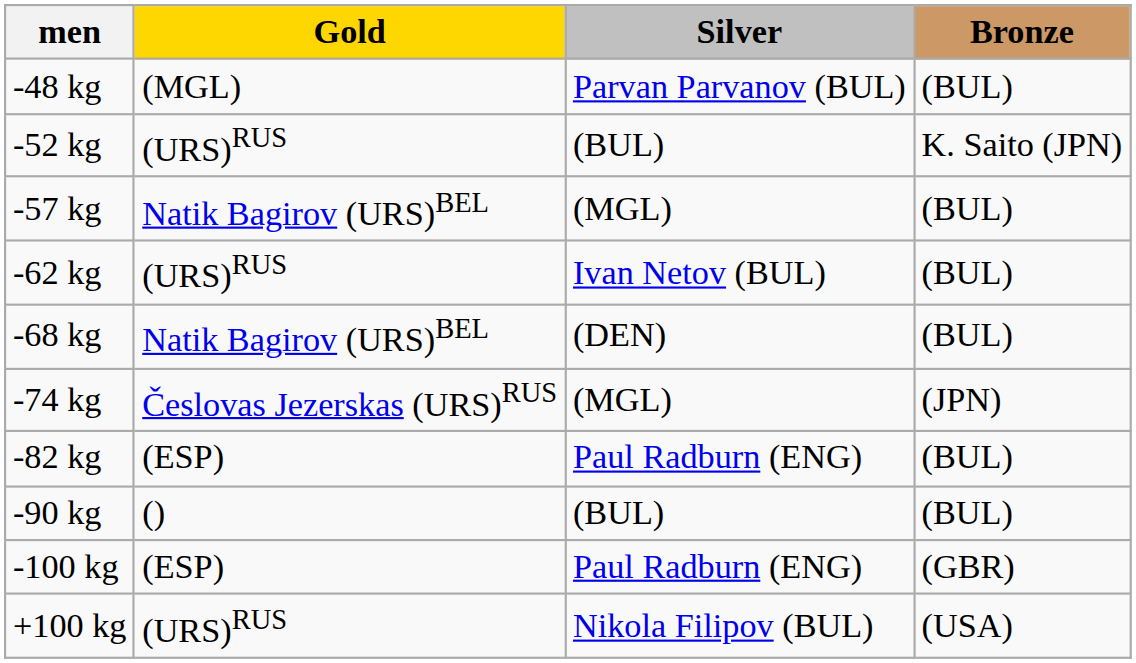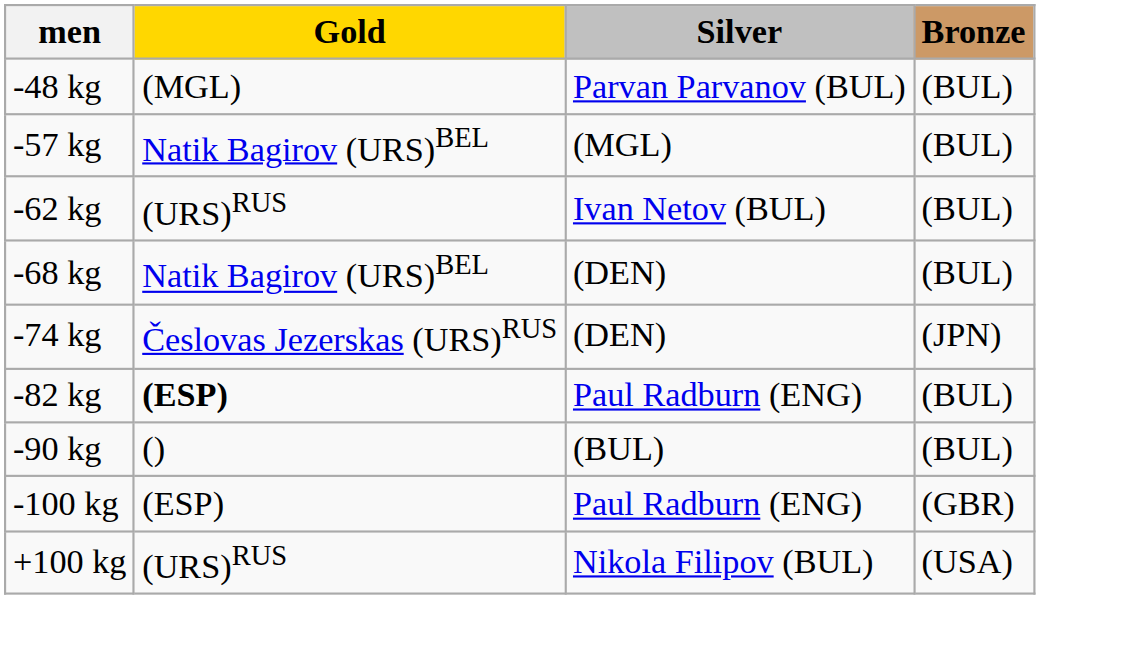- row: (57, 144)
(622, 399) (MGL) -> (620, 335) (DEN)
(183, 458) normal -> (185, 394) bold
